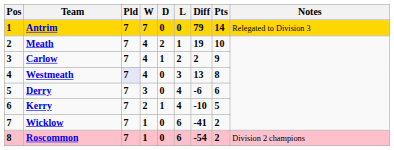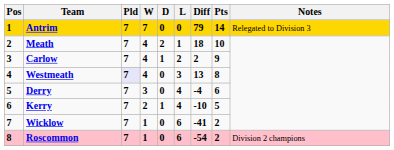(198, 43) 19 -> (198, 43) 18
(198, 91) -6 -> (198, 91) -4
